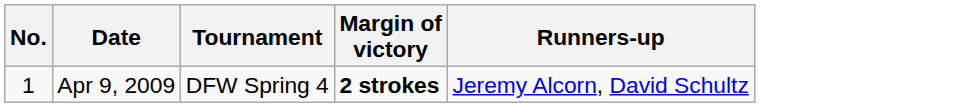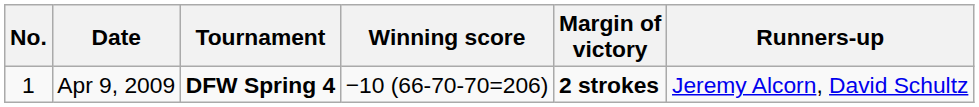+ column: (447, 36)
(257, 85) normal -> (260, 85) bold
